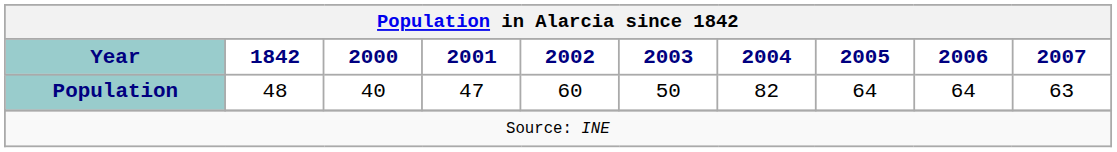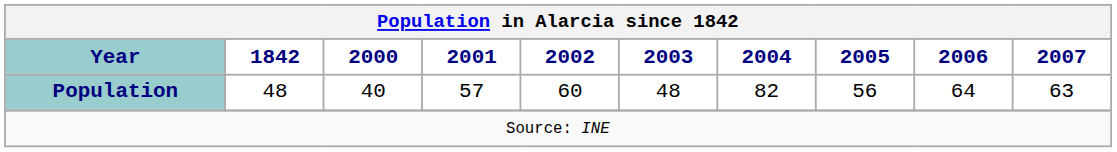(472, 92) 47 -> (472, 92) 57
(668, 92) 50 -> (668, 92) 48
(865, 92) 64 -> (865, 92) 56
